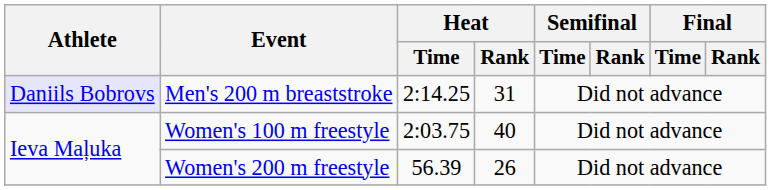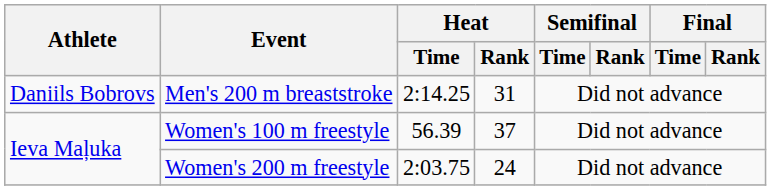(82, 94) lavender background -> (82, 94) no background
(436, 130) 2:03.75 -> (436, 130) 56.39
(505, 130) 40 -> (505, 130) 37
(436, 167) 56.39 -> (436, 167) 2:03.75
(505, 167) 26 -> (505, 167) 24
